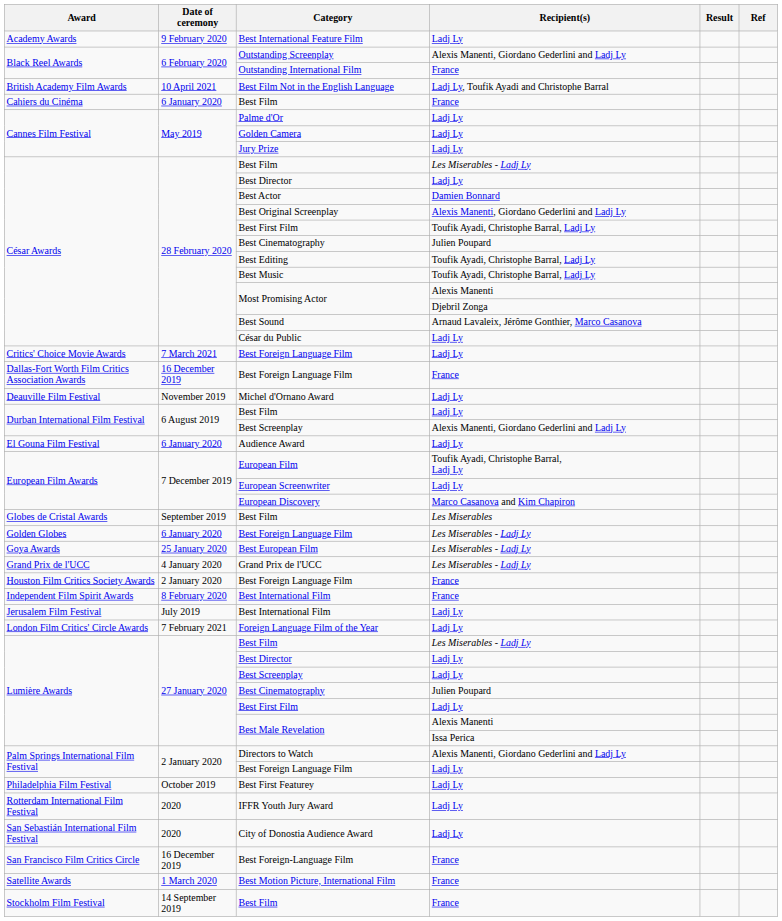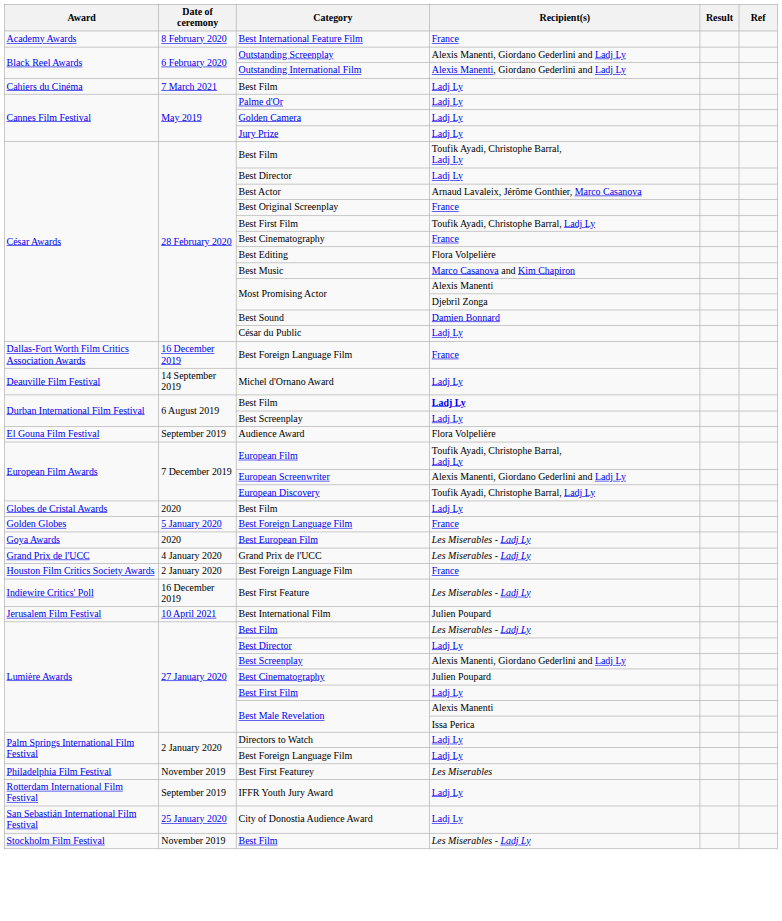(194, 39) 9 February 2020 -> (194, 39) 8 February 2020
(447, 39) Ladj Ly -> (445, 39) France
(445, 70) France -> (529, 70) Alexis Manenti, Giordano Gederlini and Ladj Ly
- row: (67, 86)
(192, 102) 6 January 2020 -> (189, 86) 7 March 2021
(445, 102) France -> (447, 86) Ladj Ly
(481, 165) Les Miserables - Ladj Ly -> (497, 154) Toufik Ayadi, Christophe Barral, Ladj Ly
(466, 196) Damien Bonnard -> (537, 192) Arnaud Lavaleix, Jérôme Gonthier, Marco Casanova
(529, 212) Alexis Manenti, Giordano Gederlini and Ladj Ly -> (445, 207) France
(461, 243) Julien Poupard -> (445, 239) France
(514, 259) Toufik Ayadi, Christophe Barral, Ladj Ly -> (464, 254) Flora Volpelière
(514, 275) Toufik Ayadi, Christophe Barral, Ladj Ly -> (503, 270) Marco Casanova and Kim Chapiron
(537, 322) Arnaud Lavaleix, Jérôme Gonthier, Marco Casanova -> (466, 317) Damien Bonnard
- row: (66, 353)
(193, 396) November 2019 -> (189, 381) 14 September 2019
(447, 412) normal -> (449, 403) bold
(529, 427) Alexis Manenti, Giordano Gederlini and Ladj Ly -> (447, 418) Ladj Ly
(192, 443) 6 January 2020 -> (194, 434) September 2019
(447, 443) Ladj Ly -> (464, 434) Flora Volpelière
(447, 486) Ladj Ly -> (529, 477) Alexis Manenti, Giordano Gederlini and Ladj Ly
(503, 502) Marco Casanova and Kim Chapiron -> (514, 492) Toufik Ayadi, Christophe Barral, Ladj Ly
(194, 517) September 2019 -> (171, 508) 2020
(462, 517) Les Miserables -> (447, 508) Ladj Ly
(192, 533) 6 January 2020 -> (192, 524) 5 January 2020
(481, 533) Les Miserables - Ladj Ly -> (445, 524) France
(194, 549) 25 January 2020 -> (171, 540) 2020
- row: (70, 596)
+ row: (50, 592)
(181, 612) July 2019 -> (189, 614) 10 April 2021
(447, 612) Ladj Ly -> (461, 614) Julien Poupard
- row: (77, 627)
(447, 675) Ladj Ly -> (529, 661) Alexis Manenti, Giordano Gederlini and Ladj Ly
(529, 753) Alexis Manenti, Giordano Gederlini and Ladj Ly -> (447, 740) Ladj Ly
(188, 785) October 2019 -> (193, 771) November 2019
(447, 785) Ladj Ly -> (462, 771) Les Miserables
(171, 806) 2020 -> (194, 792) September 2019
(171, 833) 2020 -> (194, 819) 25 January 2020
- row: (73, 860)
- row: (39, 881)
(189, 902) 14 September 2019 -> (193, 841) November 2019
(445, 902) France -> (481, 841) Les Miserables - Ladj Ly
